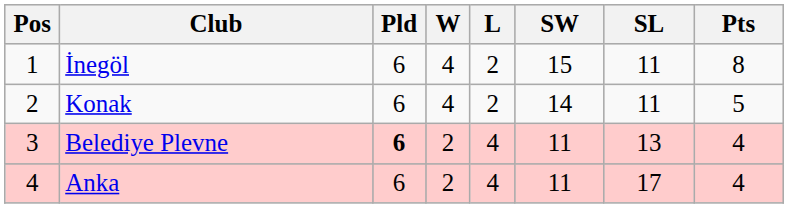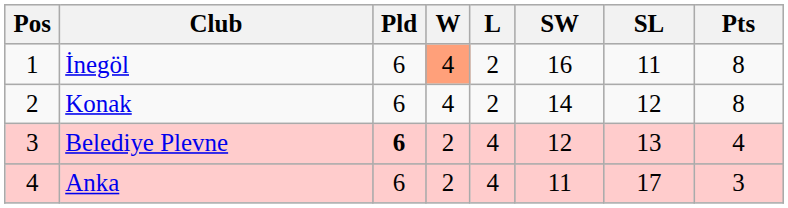(448, 63) no background -> (448, 63) lightsalmon background
(560, 63) 15 -> (560, 63) 16
(649, 103) 11 -> (649, 103) 12
(738, 103) 5 -> (738, 103) 8
(560, 143) 11 -> (560, 143) 12
(738, 182) 4 -> (738, 182) 3
